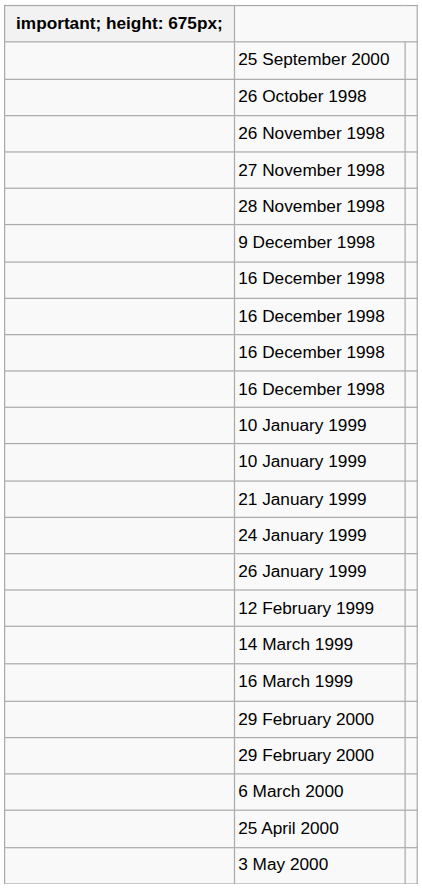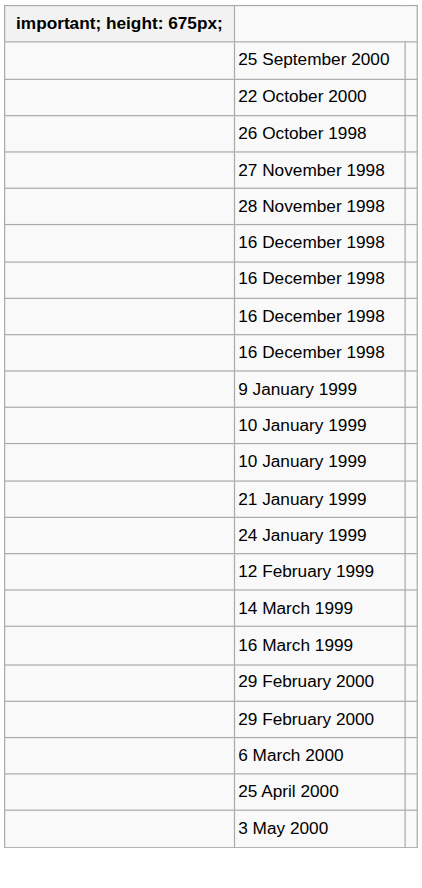+ row: (119, 97)
- row: (119, 134)
- row: (119, 243)
+ row: (119, 389)
- row: (119, 572)
